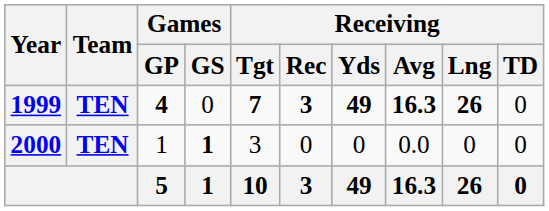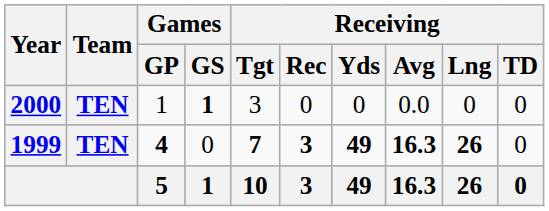rows swapped: (36, 104) <-> (36, 144)
